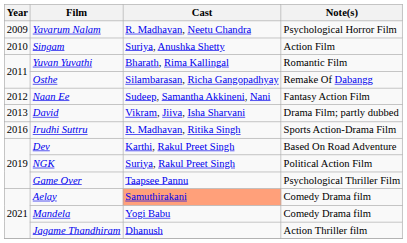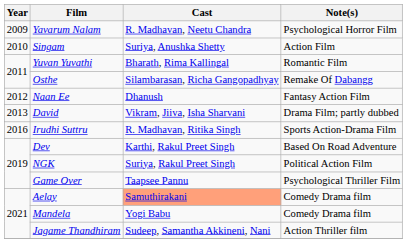(198, 96) Sudeep, Samantha Akkineni, Nani -> (144, 96) Dhanush
(144, 230) Dhanush -> (198, 230) Sudeep, Samantha Akkineni, Nani
